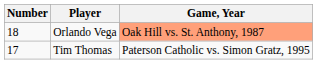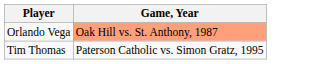- column: (27, 13)
